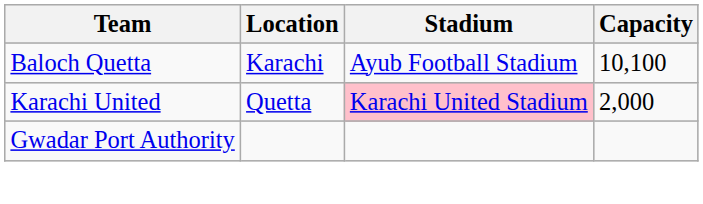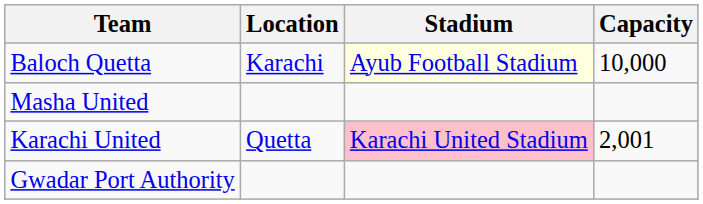(464, 62) no background -> (464, 62) lightyellow background
(633, 62) 10,100 -> (633, 62) 10,000
+ row: (79, 101)
(627, 101) 2,000 -> (627, 140) 2,001
